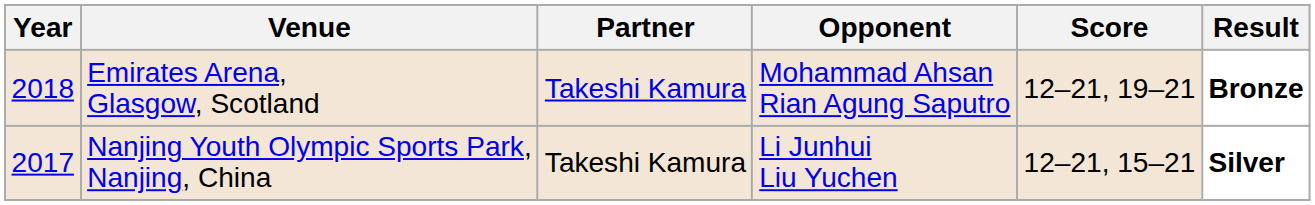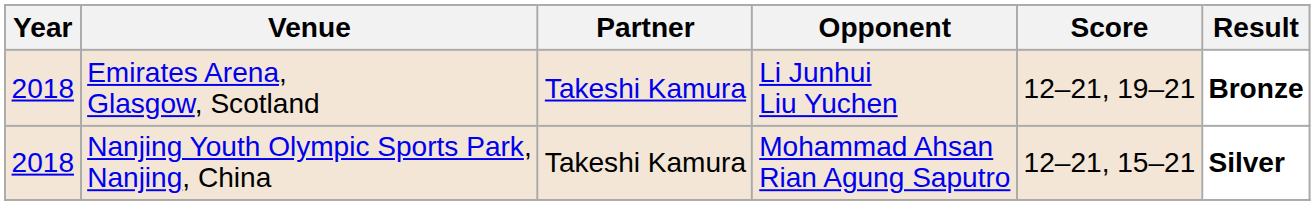(885, 88) Mohammad Ahsan Rian Agung Saputro -> (828, 88) Li Junhui Liu Yuchen
(43, 163) 2017 -> (43, 163) 2018
(828, 163) Li Junhui Liu Yuchen -> (885, 163) Mohammad Ahsan Rian Agung Saputro
